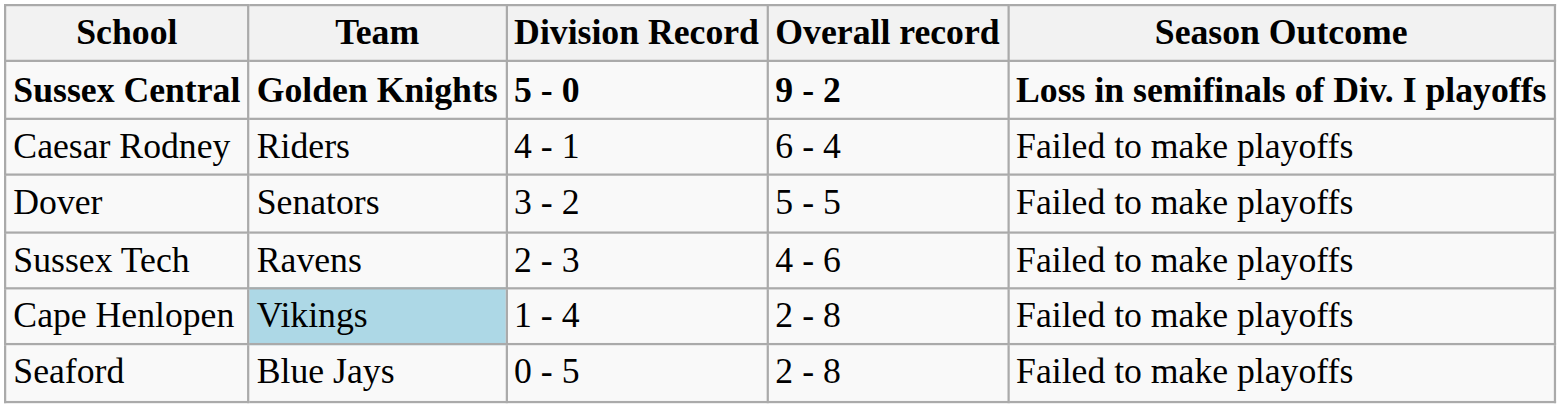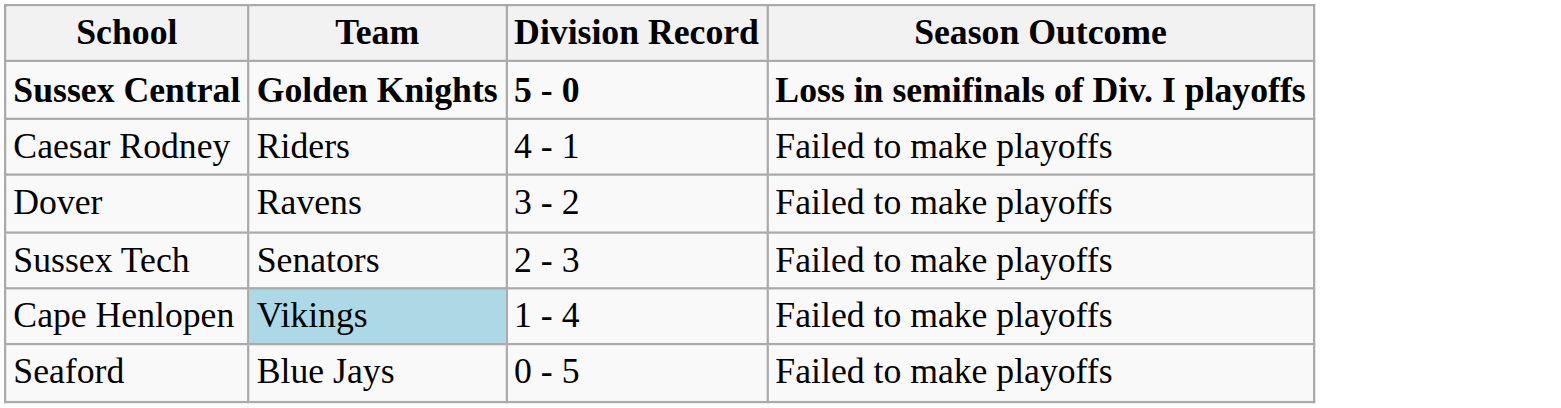- column: (887, 32)
(318, 202) Senators -> (309, 202) Ravens
(309, 259) Ravens -> (318, 259) Senators
